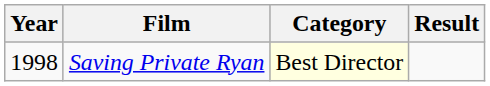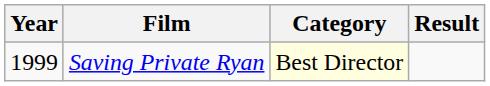(34, 61) 1998 -> (34, 61) 1999
